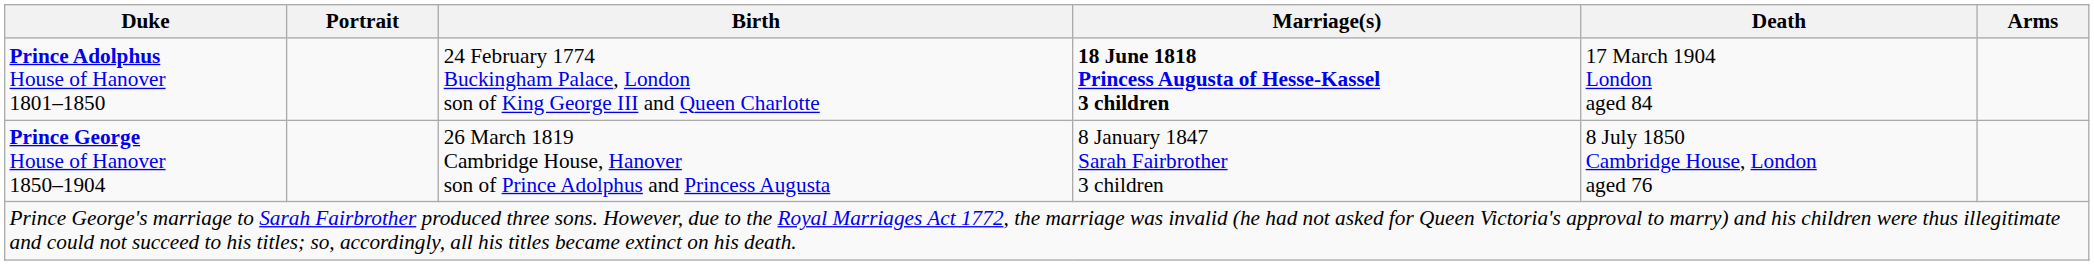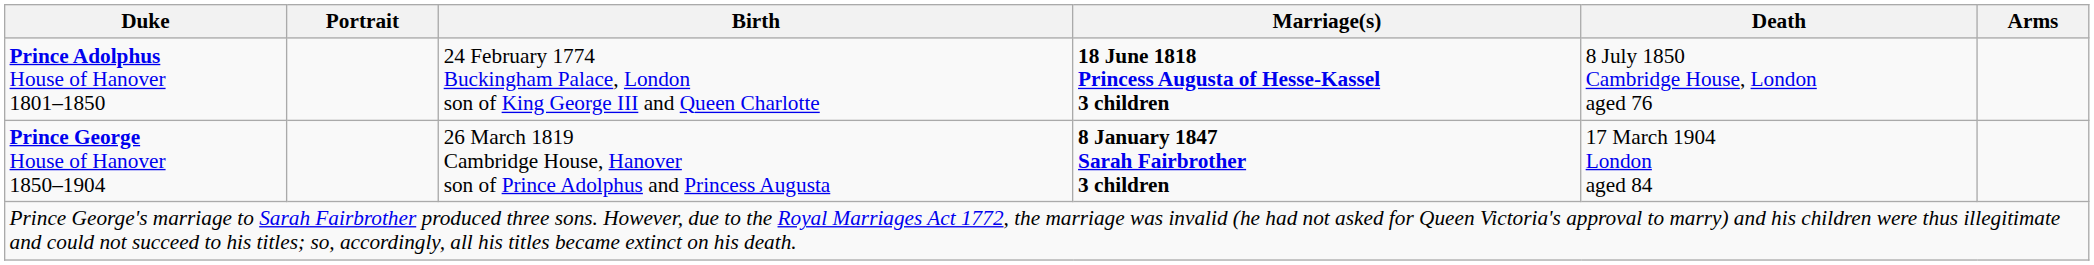(1651, 79) 17 March 1904 London aged 84 -> (1701, 79) 8 July 1850 Cambridge House, London aged 76
(1153, 160) normal -> (1162, 160) bold
(1701, 160) 8 July 1850 Cambridge House, London aged 76 -> (1651, 160) 17 March 1904 London aged 84
